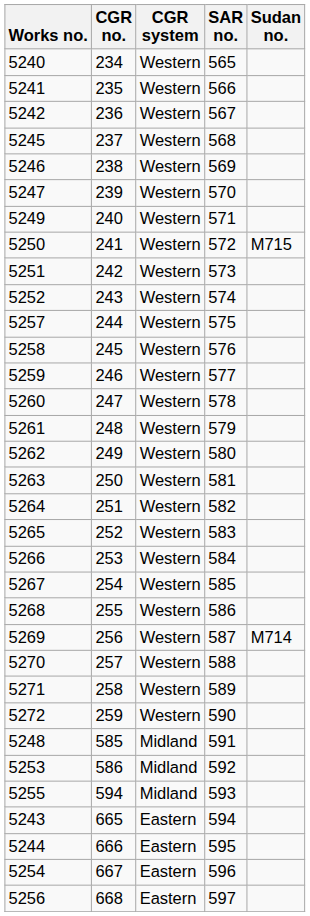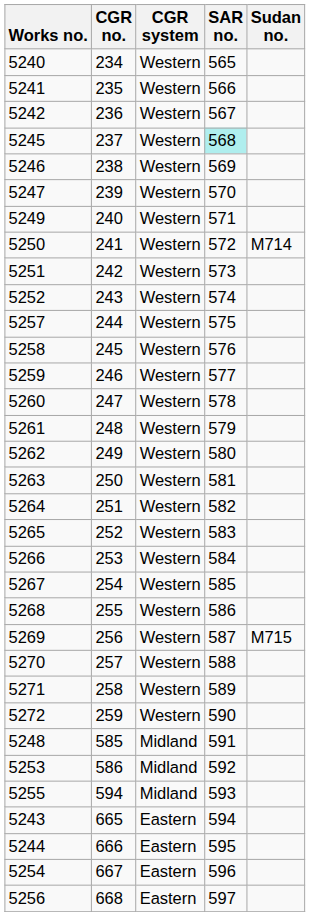(222, 140) no background -> (222, 140) paleturquoise background
(271, 245) M715 -> (271, 245) M714
(271, 637) M714 -> (271, 637) M715
